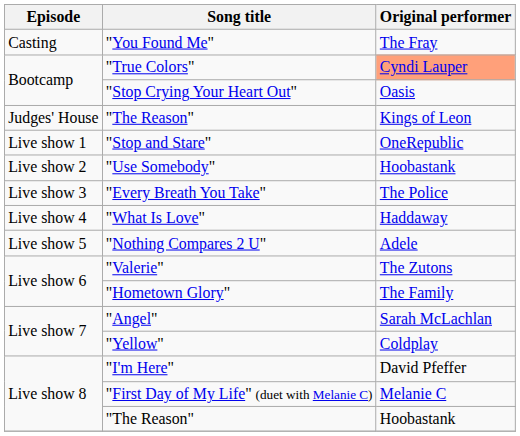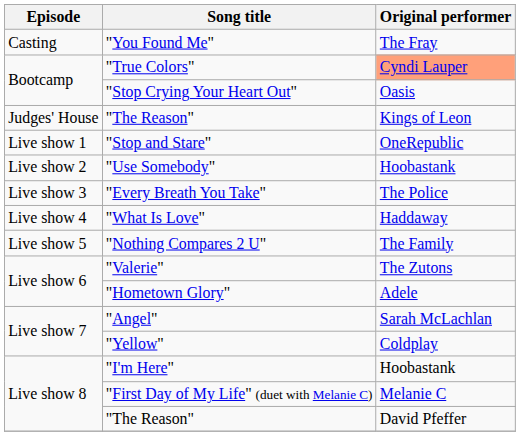(399, 243) Adele -> (417, 243) The Family
(417, 293) The Family -> (399, 293) Adele
(423, 368) David Pfeffer -> (418, 368) Hoobastank
(418, 419) Hoobastank -> (423, 419) David Pfeffer
